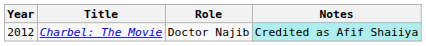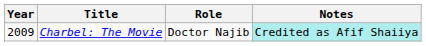(21, 32) 2012 -> (21, 32) 2009
